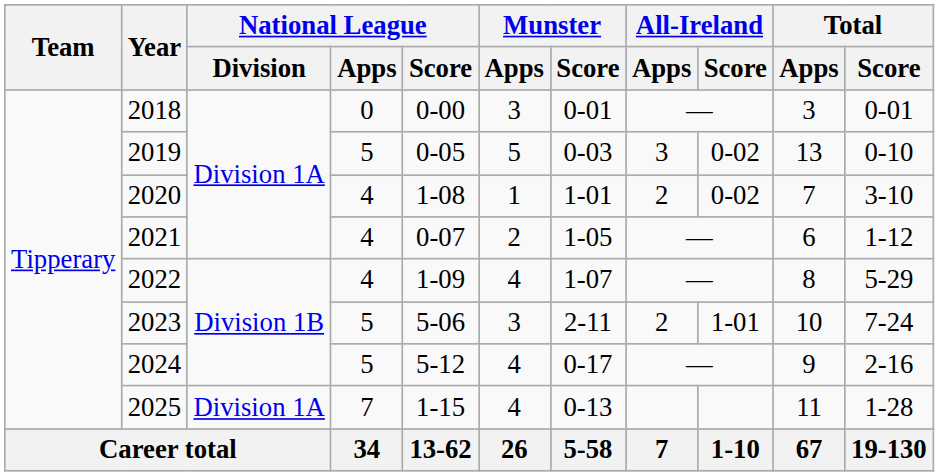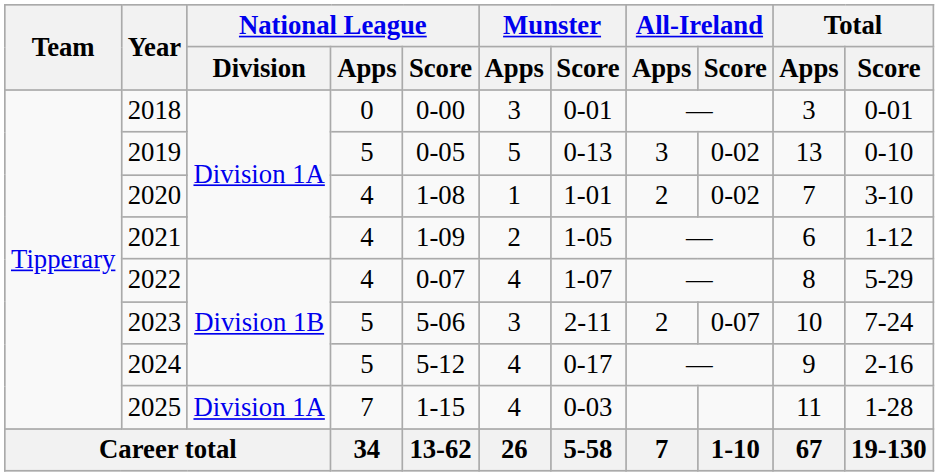(588, 152) 0-03 -> (588, 152) 0-13
(441, 237) 0-07 -> (441, 237) 1-09
(441, 279) 1-09 -> (441, 279) 0-07
(735, 322) 1-01 -> (735, 322) 0-07
(588, 407) 0-13 -> (588, 407) 0-03
